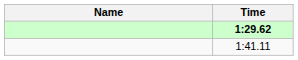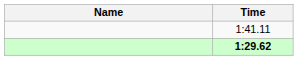rows swapped: (253, 30) <-> (253, 47)
